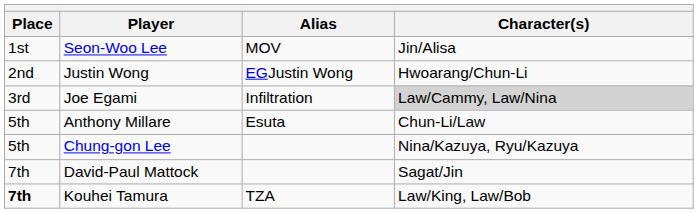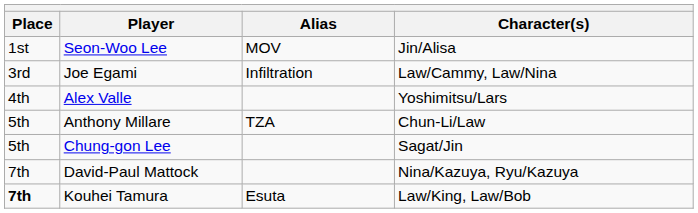- row: (106, 73)
(477, 97) lightgrey background -> (477, 73) no background
+ row: (98, 97)
(265, 122) Esuta -> (260, 122) TZA
(488, 147) Nina/Kazuya, Ryu/Kazuya -> (430, 147) Sagat/Jin
(430, 171) Sagat/Jin -> (488, 171) Nina/Kazuya, Ryu/Kazuya
(260, 196) TZA -> (265, 196) Esuta
